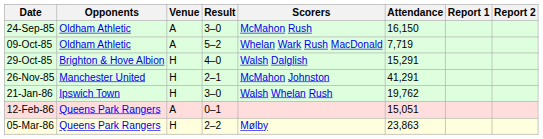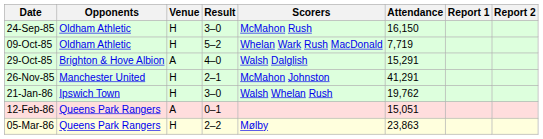(173, 28) A -> (173, 28) H
(173, 45) A -> (173, 45) H
(173, 61) H -> (173, 61) A
